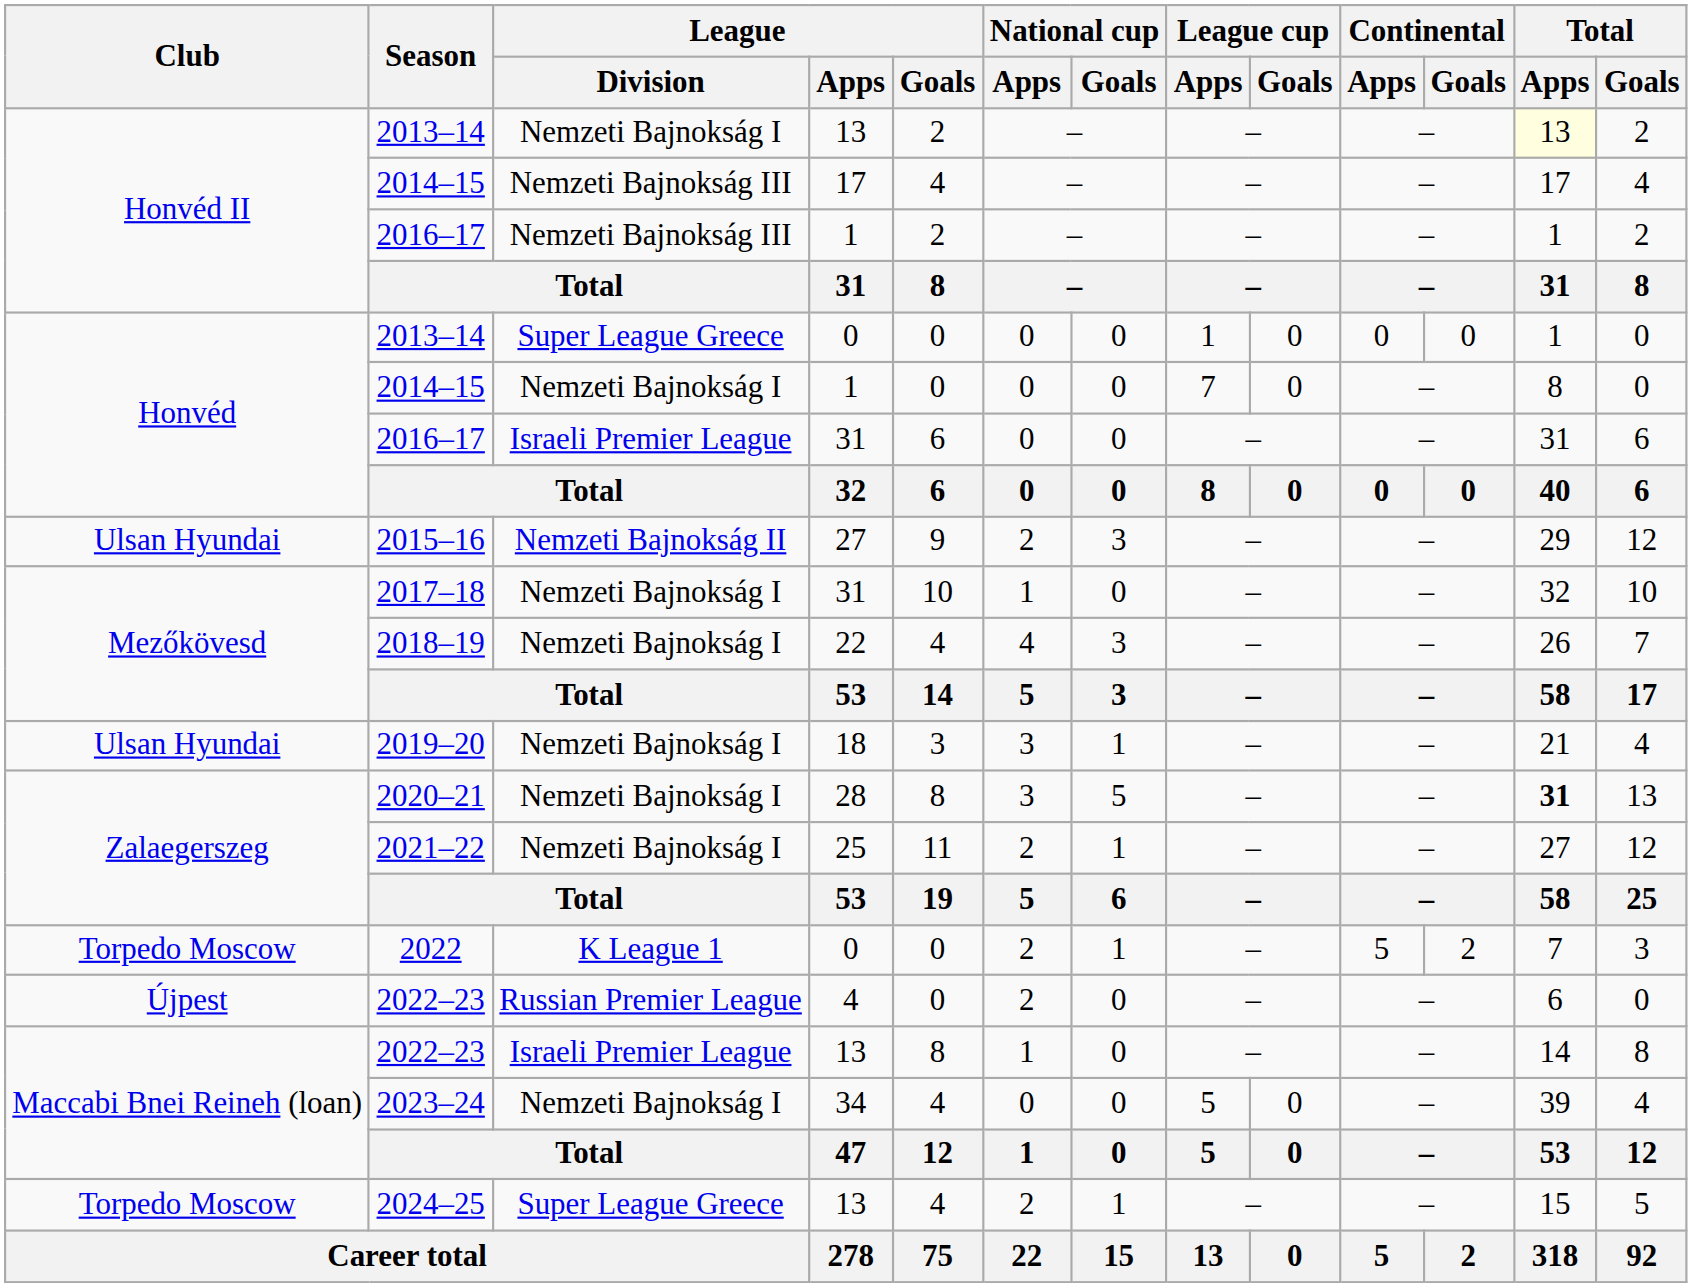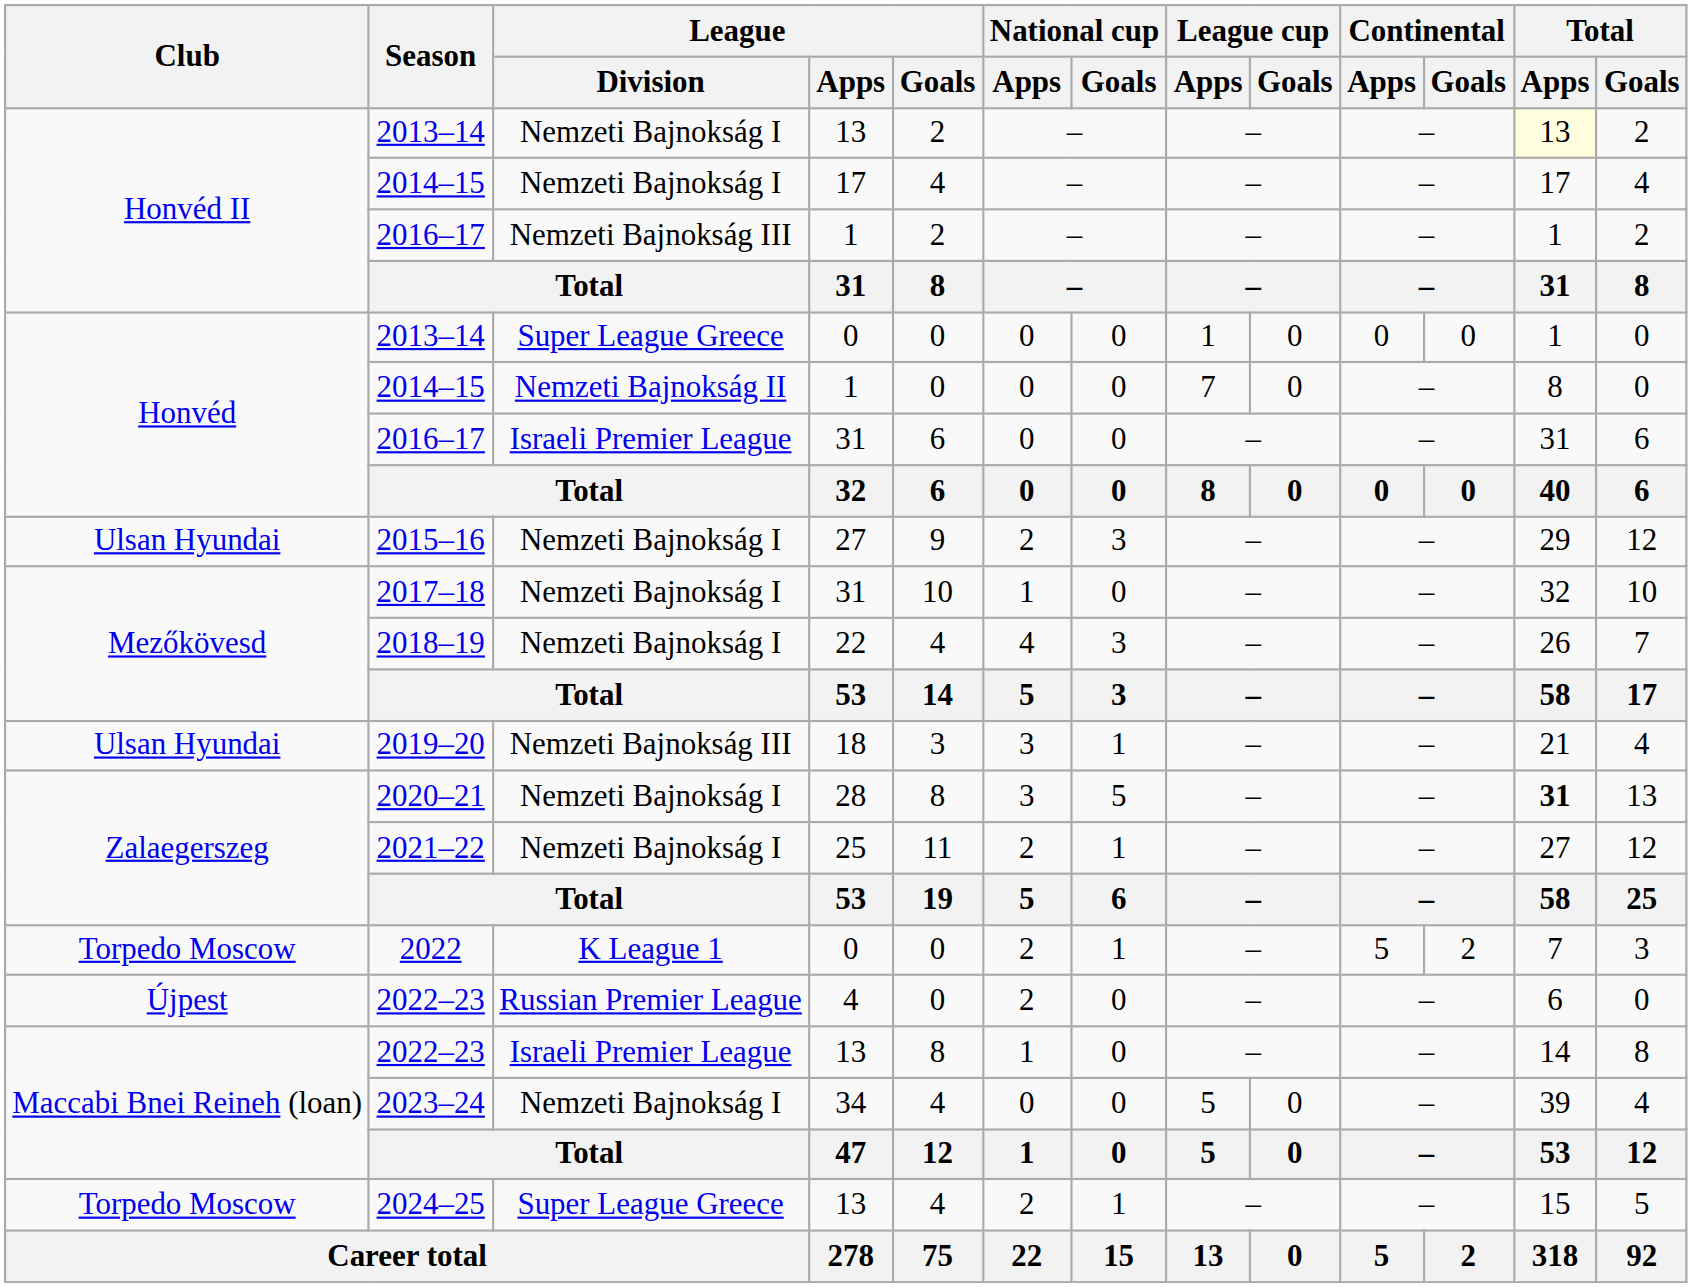(651, 183) Nemzeti Bajnokság III -> (651, 183) Nemzeti Bajnokság I
(651, 387) Nemzeti Bajnokság I -> (651, 387) Nemzeti Bajnokság II
(651, 541) Nemzeti Bajnokság II -> (651, 541) Nemzeti Bajnokság I
(651, 745) Nemzeti Bajnokság I -> (651, 745) Nemzeti Bajnokság III
